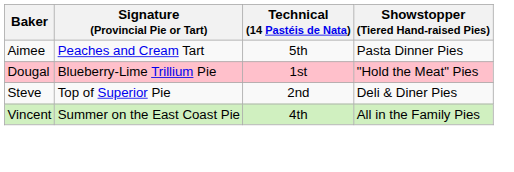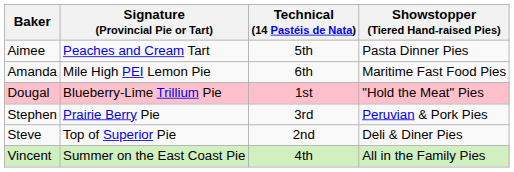+ row: (32, 72)
+ row: (32, 114)
